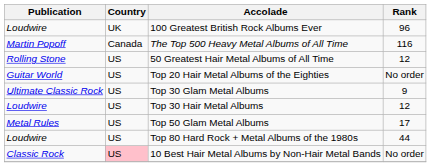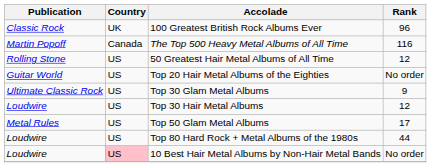(27, 28) Loudwire -> (35, 28) Classic Rock
(35, 153) Classic Rock -> (27, 153) Loudwire
